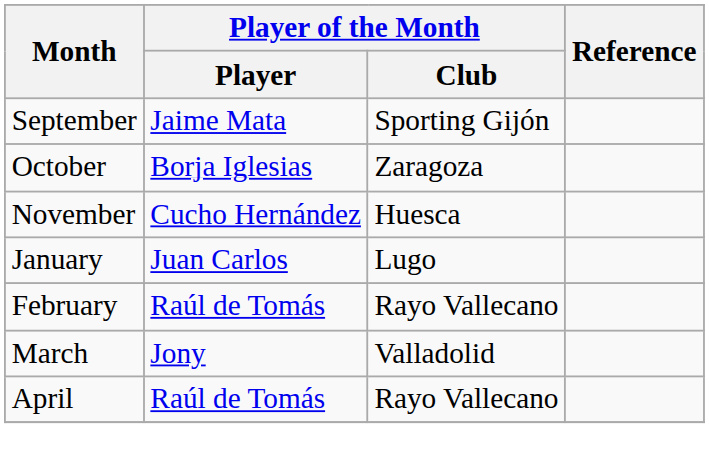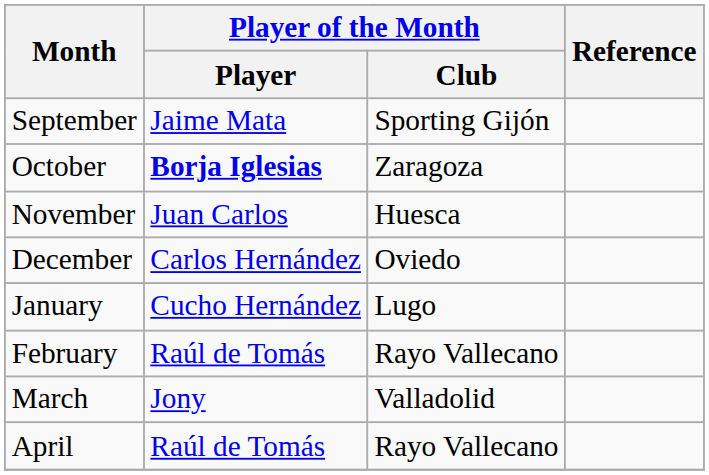(231, 167) normal -> (236, 167) bold
(256, 213) Cucho Hernández -> (219, 213) Juan Carlos
+ row: (72, 259)
(219, 259) Juan Carlos -> (256, 306) Cucho Hernández
